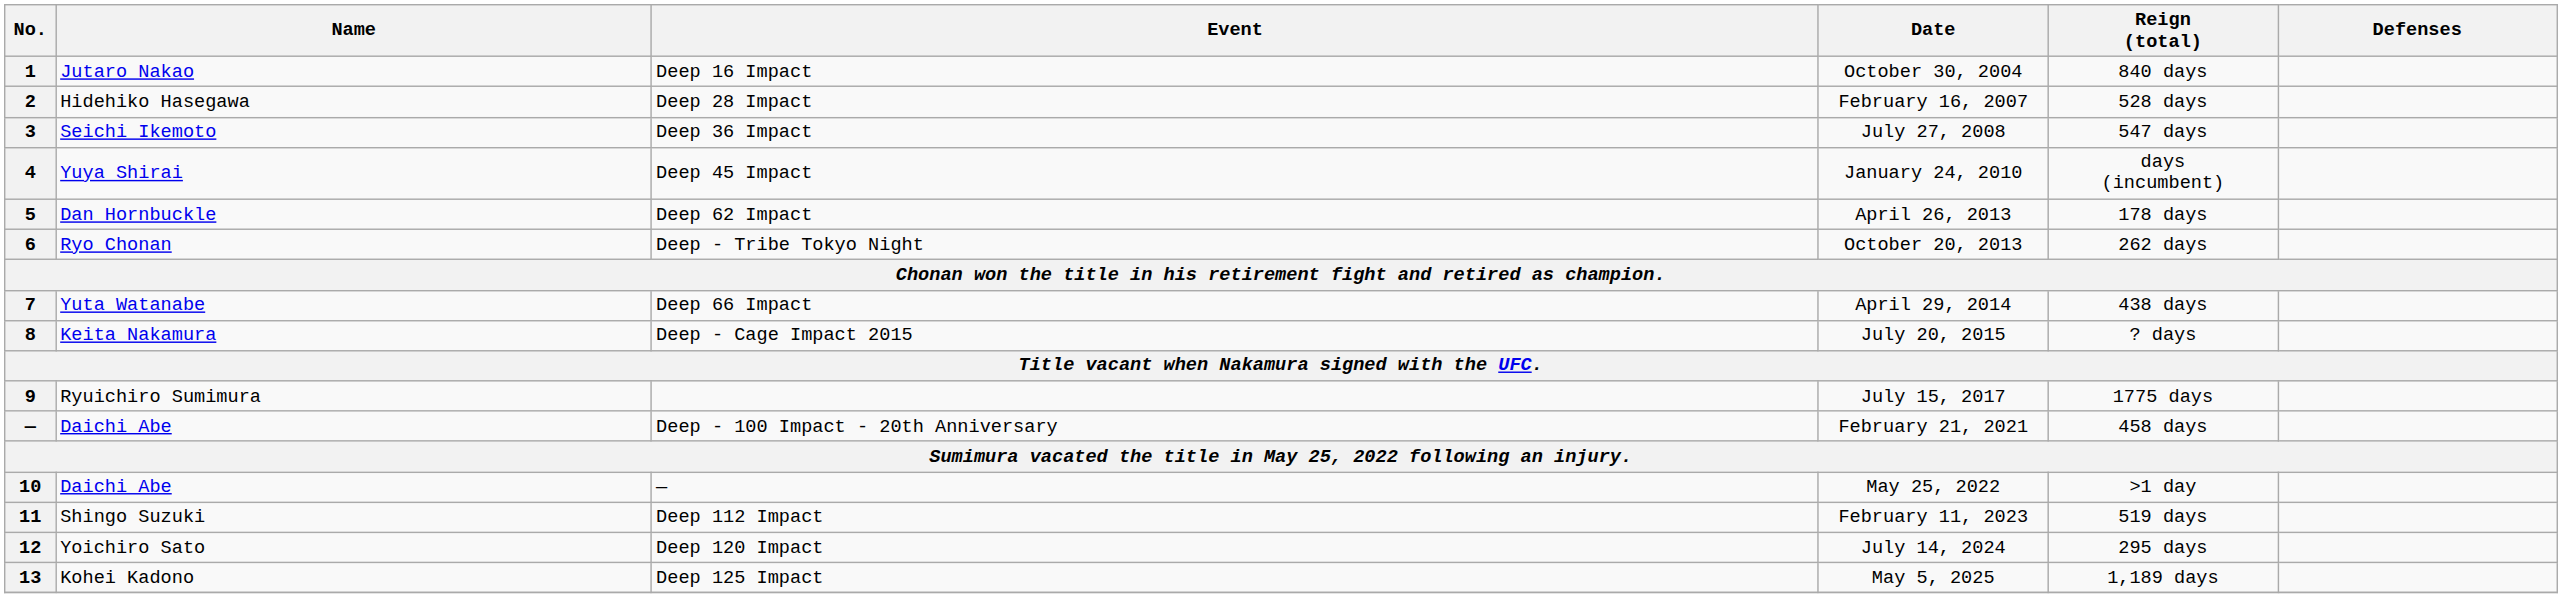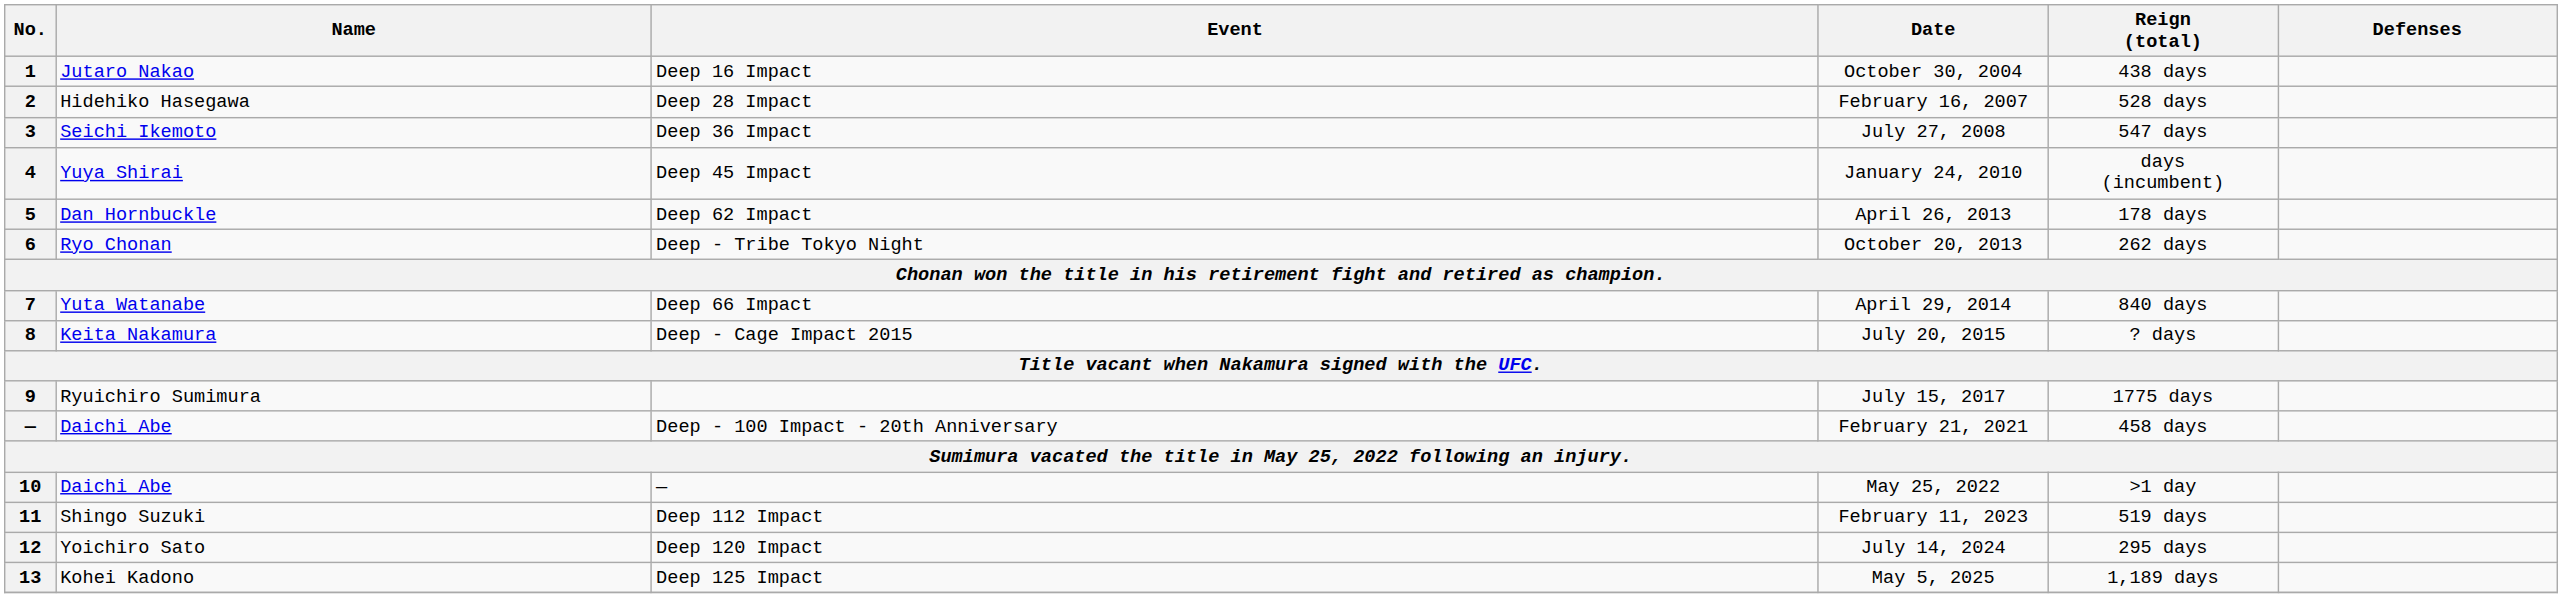(2163, 72) 840 days -> (2163, 72) 438 days
(2163, 305) 438 days -> (2163, 305) 840 days
